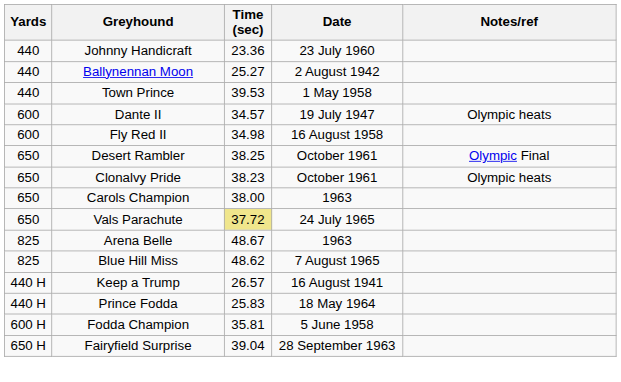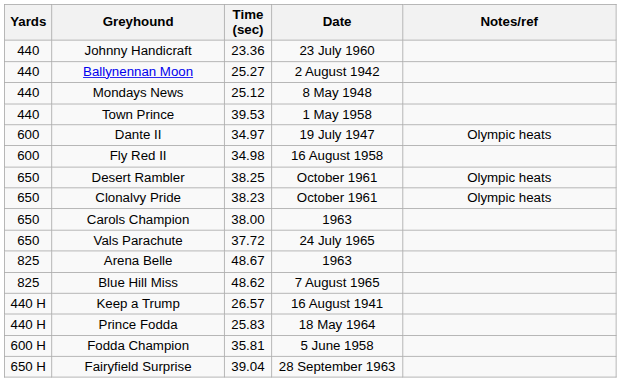+ row: (138, 93)
(248, 114) 34.57 -> (248, 135) 34.97
(509, 156) Olympic Final -> (509, 177) Olympic heats
(248, 219) khaki background -> (248, 240) no background
